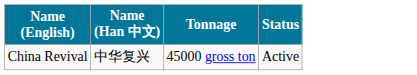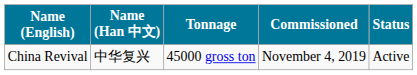+ column: (314, 24)
